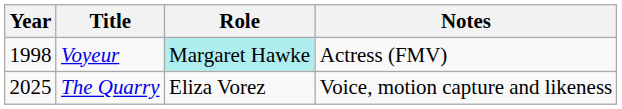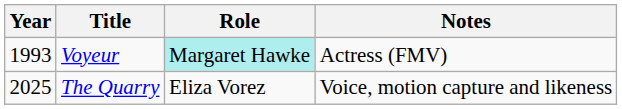(30, 54) 1998 -> (30, 54) 1993
